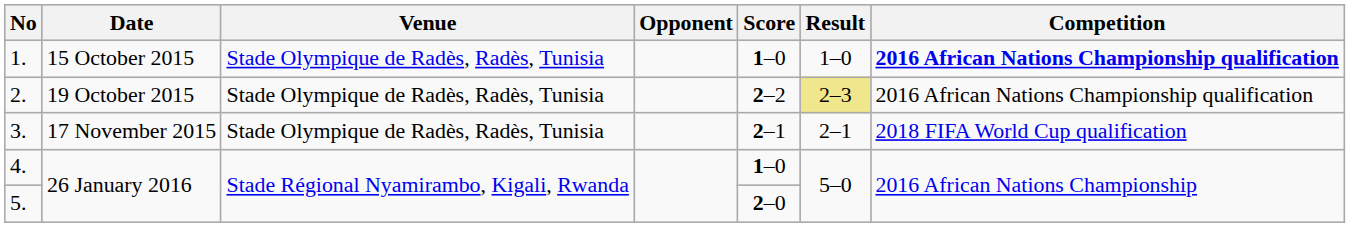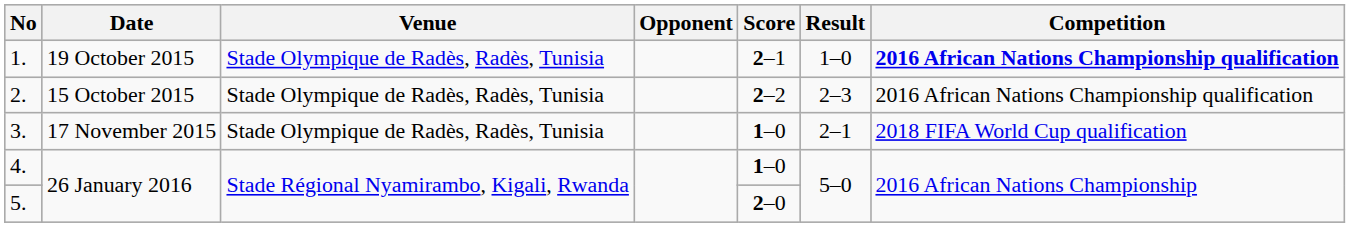(121, 58) 15 October 2015 -> (121, 58) 19 October 2015
(769, 58) 1–0 -> (769, 58) 2–1
(121, 94) 19 October 2015 -> (121, 94) 15 October 2015
(835, 94) khaki background -> (835, 94) no background
(769, 130) 2–1 -> (769, 130) 1–0
